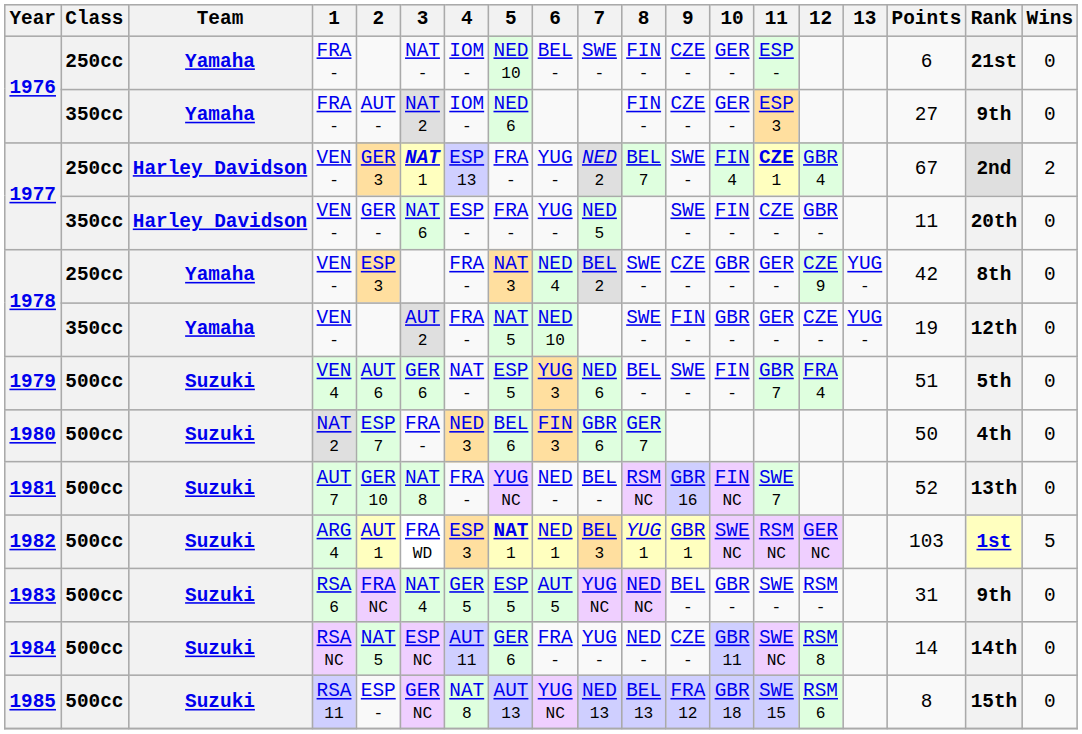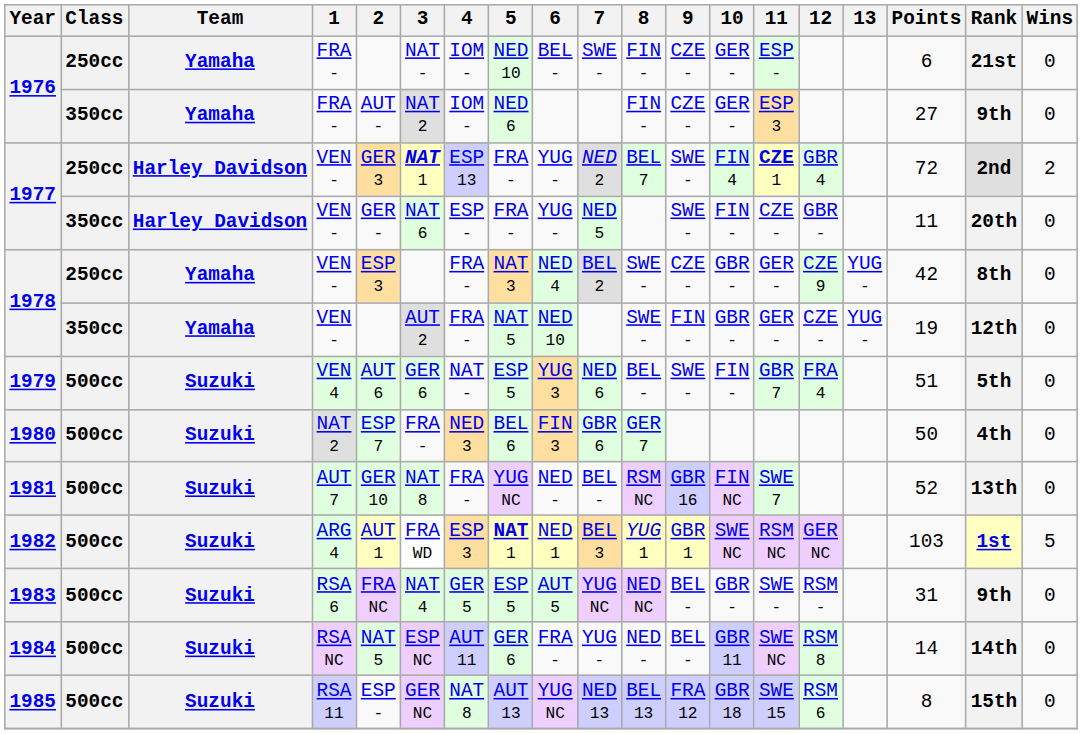(926, 170) 67 -> (926, 170) 72
(688, 648) CZE - -> (688, 648) BEL -
